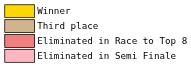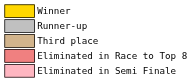+ row: (62, 26)
